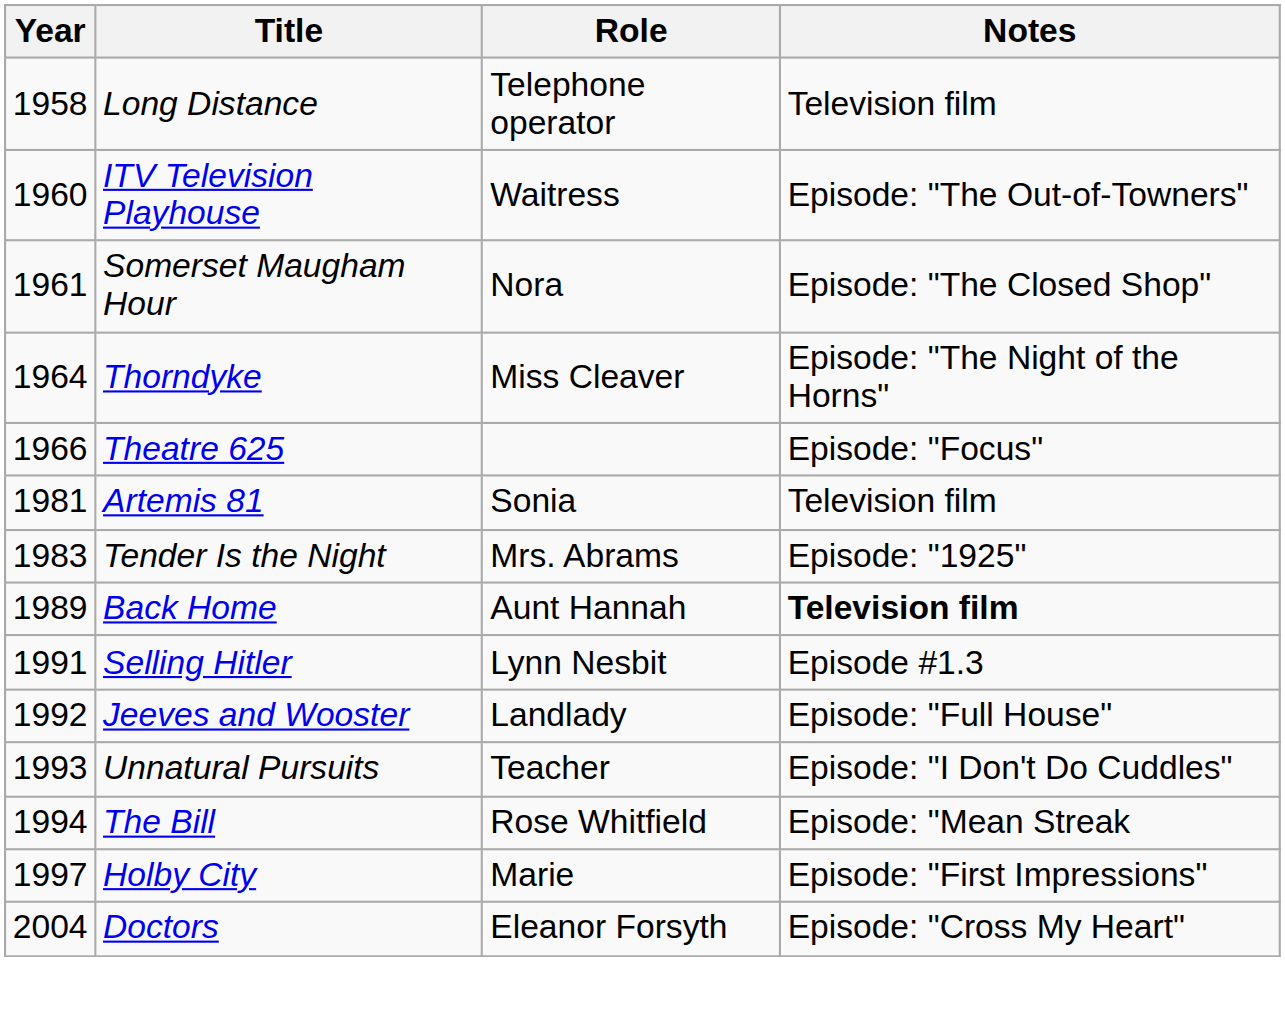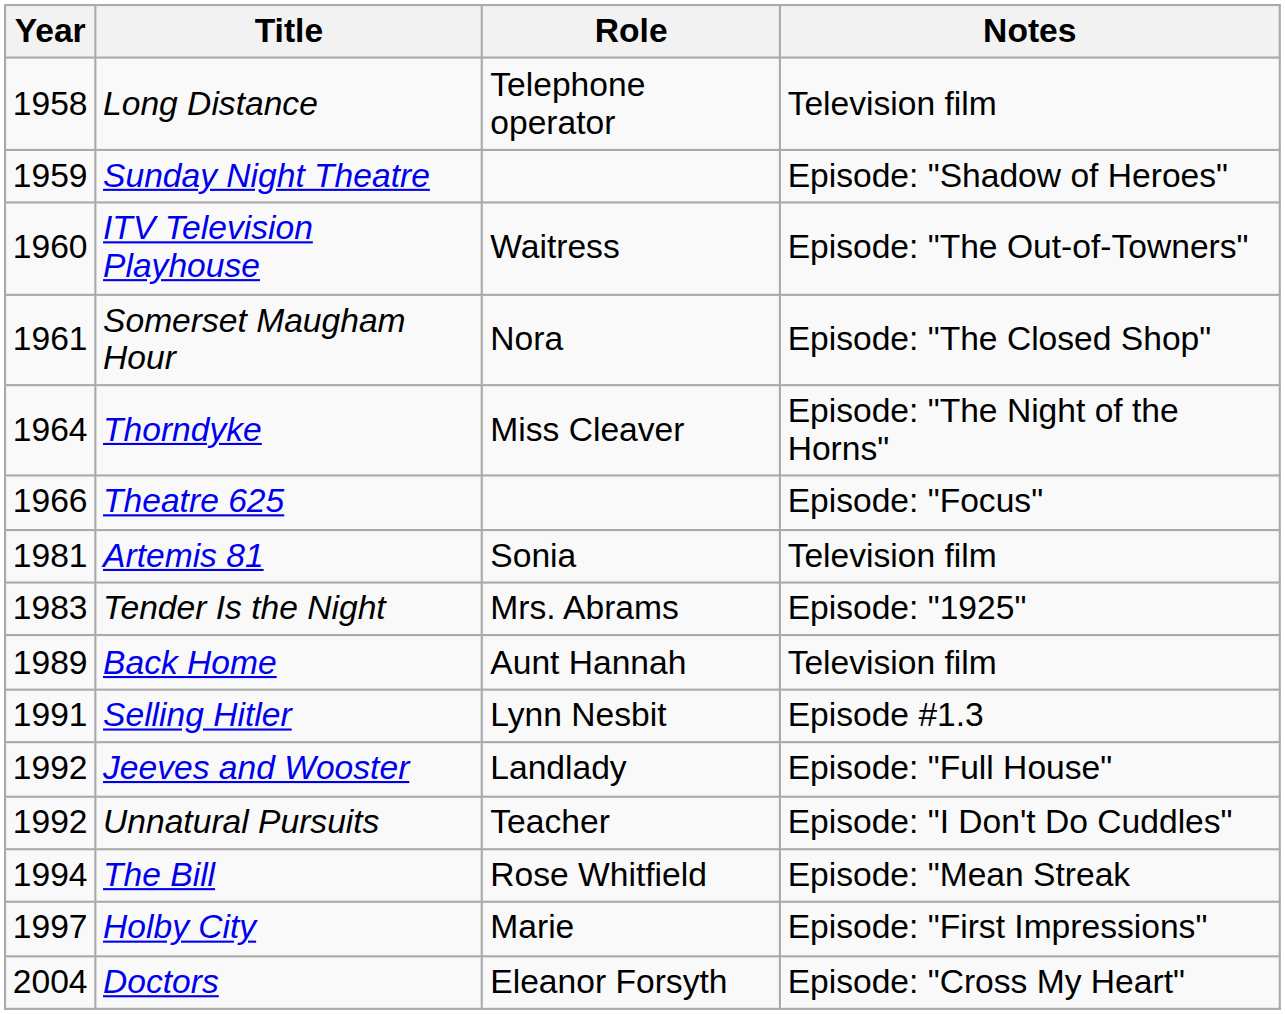+ row: (266, 175)
(903, 608) bold -> (892, 661) normal
(50, 768) 1993 -> (50, 821) 1992
